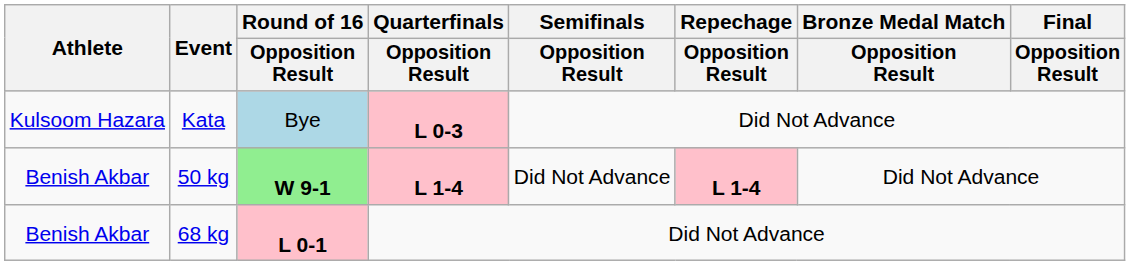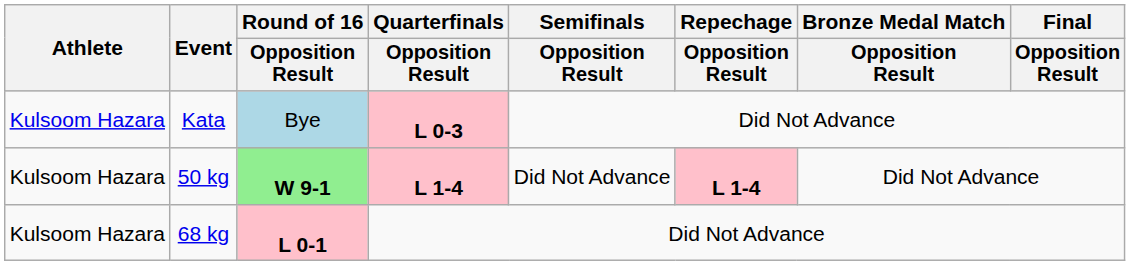(87, 176) Benish Akbar -> (87, 176) Kulsoom Hazara
(87, 233) Benish Akbar -> (87, 233) Kulsoom Hazara
